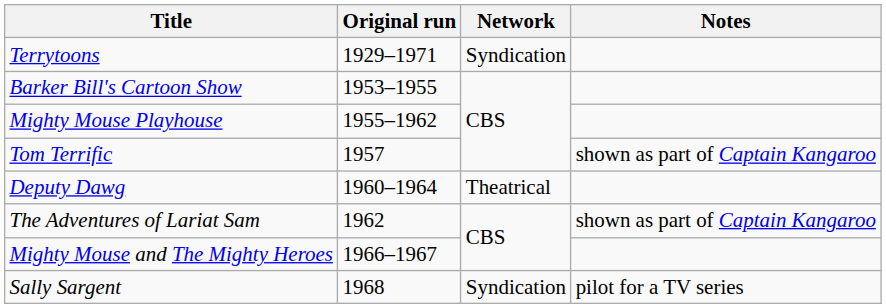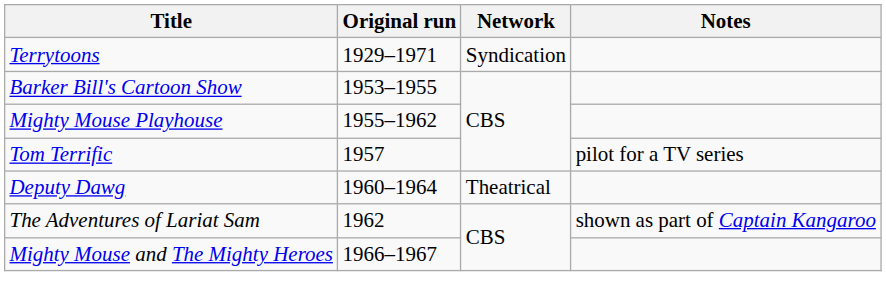(726, 154) shown as part of Captain Kangaroo -> (660, 154) pilot for a TV series
- row: (65, 287)
